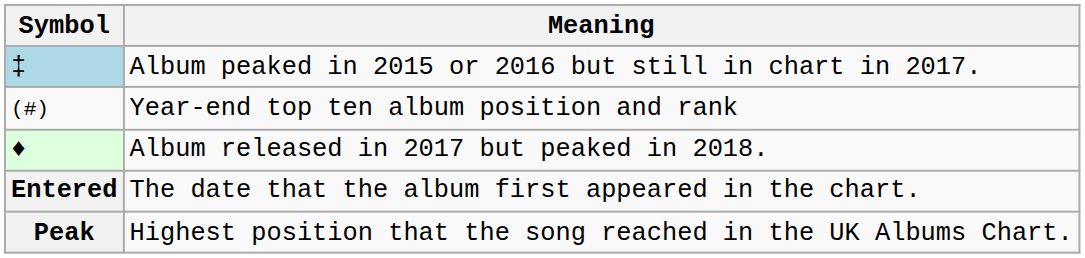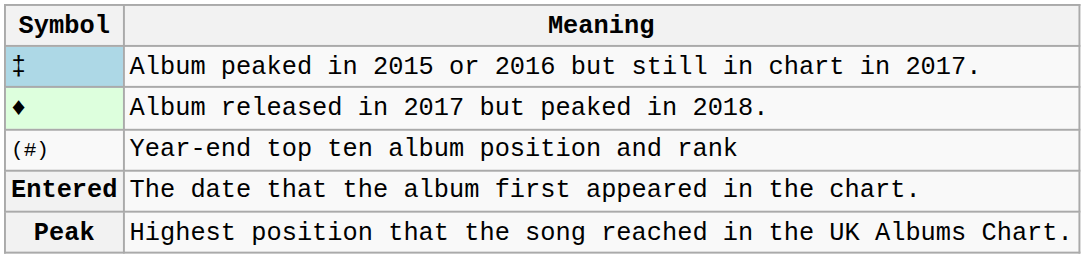rows swapped: (449, 150) <-> (434, 108)
